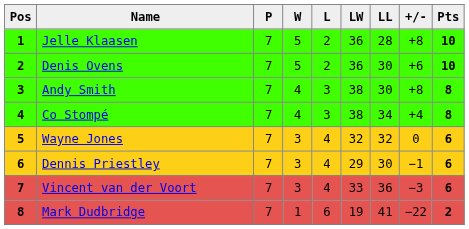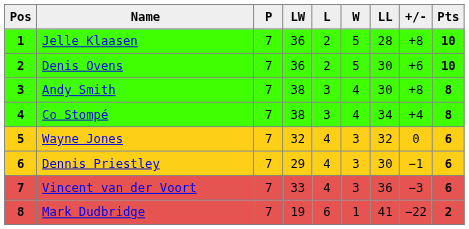columns swapped: (298, 17) <-> (356, 17)
